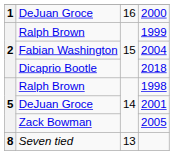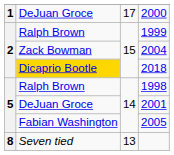(129, 13) 16 -> (129, 13) 17
(68, 50) Fabian Washington -> (55, 50) Zack Bowman
(58, 68) no background -> (58, 68) gold background
(55, 123) Zack Bowman -> (68, 123) Fabian Washington
